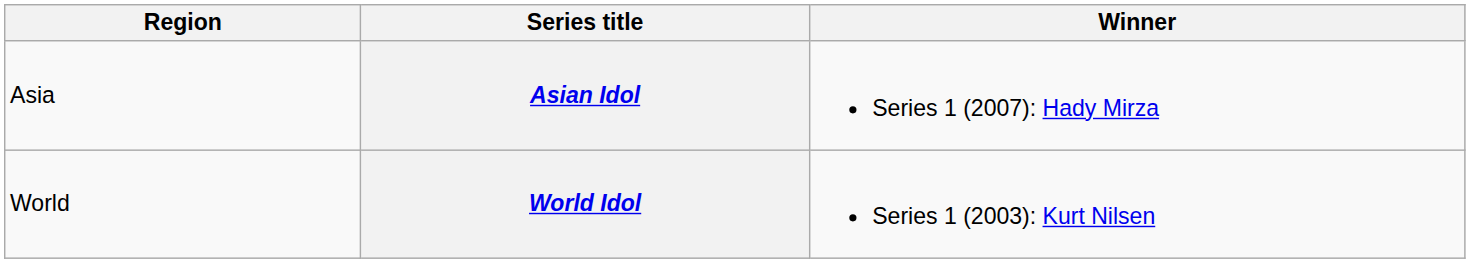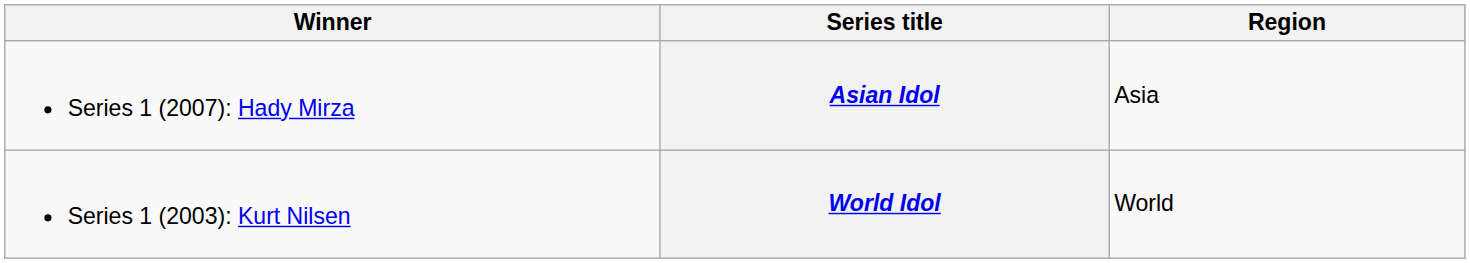columns swapped: (183, 22) <-> (1137, 22)
